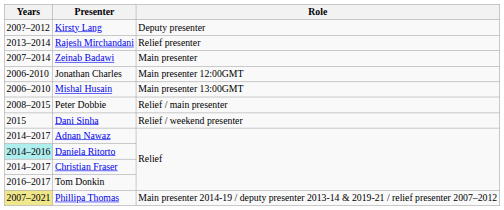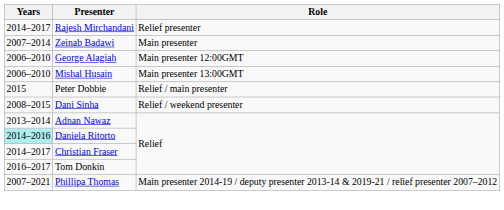- row: (78, 27)
(29, 43) 2013–2014 -> (29, 27) 2014–2017
+ row: (86, 58)
- row: (88, 74)
(29, 105) 2008–2015 -> (16, 89) 2015
(16, 120) 2015 -> (29, 105) 2008–2015
(29, 136) 2014–2017 -> (29, 120) 2013–2014
(29, 197) khaki background -> (29, 182) no background
